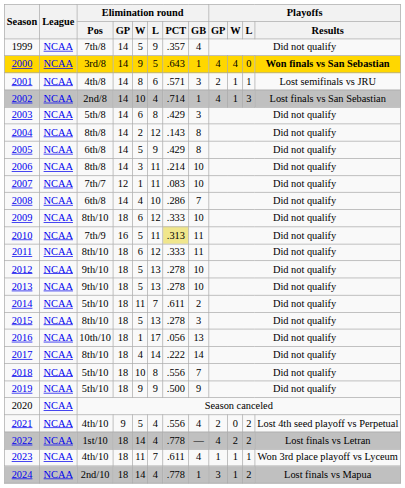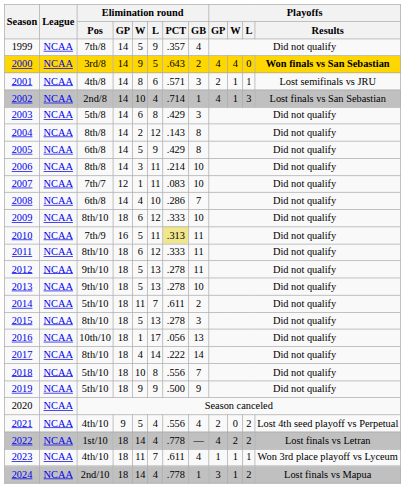(199, 64) 1 -> (199, 64) 2
(199, 269) 10 -> (199, 269) 11
